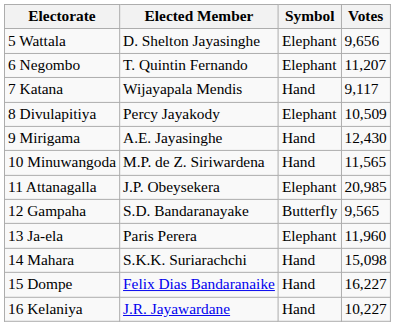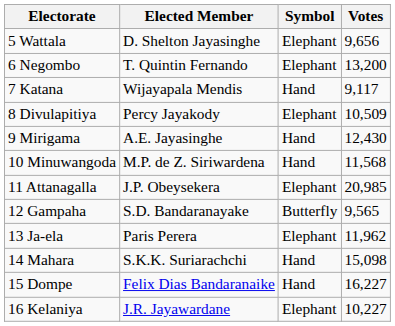(365, 65) 11,207 -> (366, 65) 13,200
(365, 162) 11,565 -> (365, 162) 11,568
(365, 235) 11,960 -> (365, 235) 11,962
(299, 308) Hand -> (309, 308) Elephant
